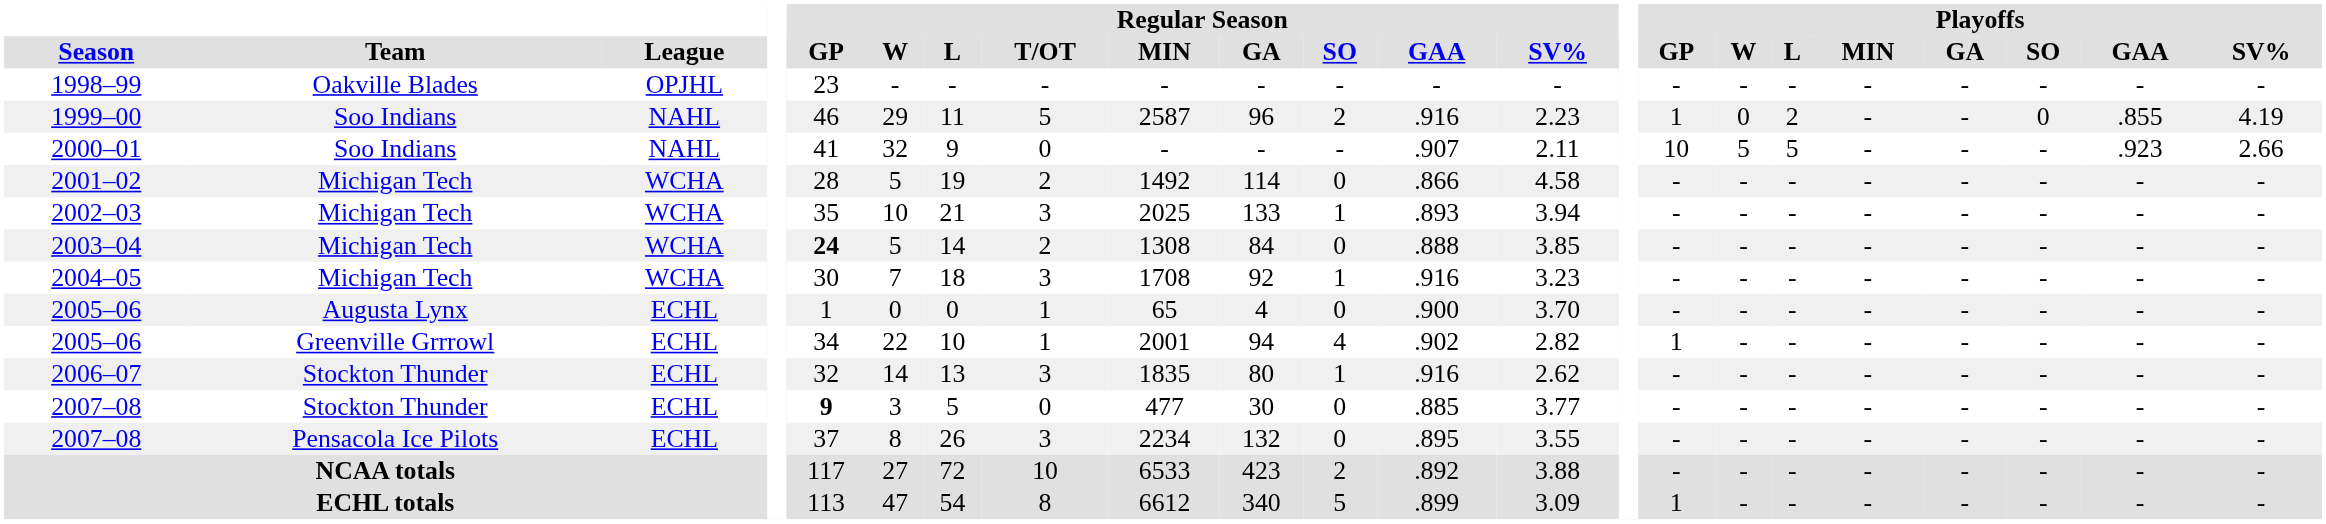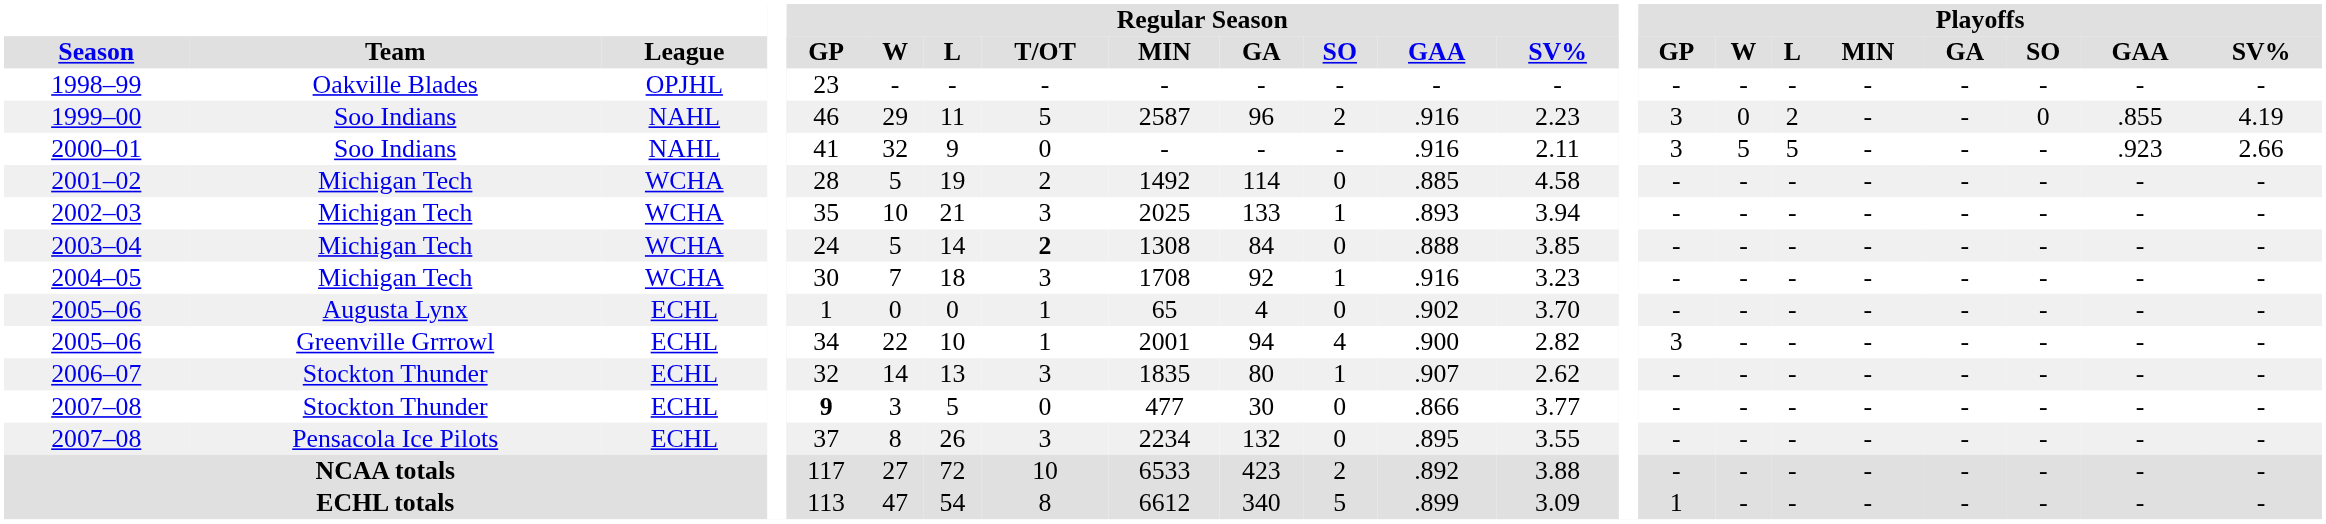(1676, 116) 1 -> (1676, 116) 3
(1437, 148) .907 -> (1437, 148) .916
(1676, 148) 10 -> (1676, 148) 3
(1437, 180) .866 -> (1437, 180) .885
(826, 245) bold -> (826, 245) normal
(1045, 245) normal -> (1045, 245) bold
(1437, 309) .900 -> (1437, 309) .902
(1437, 341) .902 -> (1437, 341) .900
(1676, 341) 1 -> (1676, 341) 3
(1437, 373) .916 -> (1437, 373) .907
(1437, 406) .885 -> (1437, 406) .866
